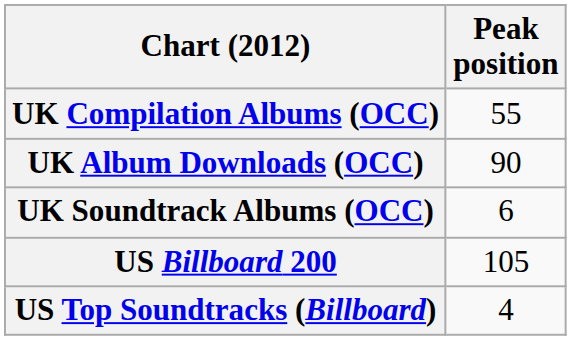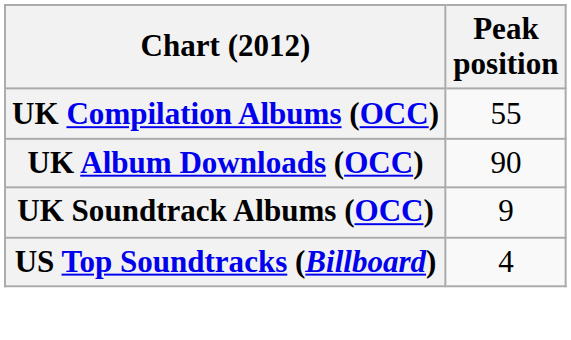(506, 211) 6 -> (506, 211) 9
- row: (226, 260)
